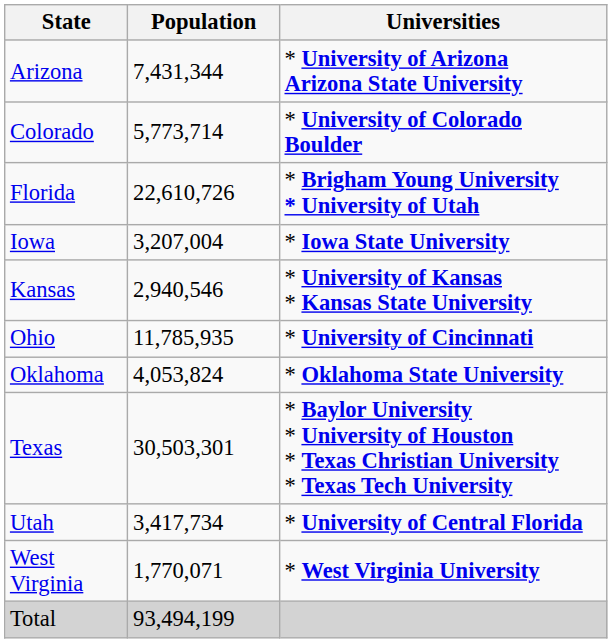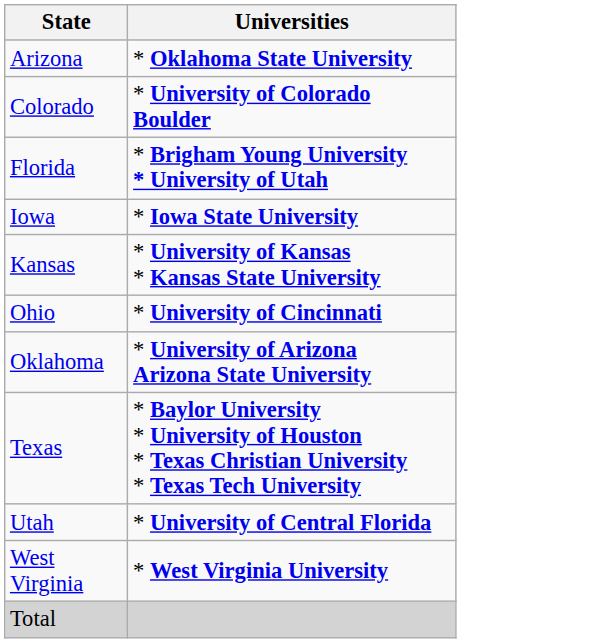- column: (204, 22)
(404, 70) * University of Arizona Arizona State University -> (273, 58) * Oklahoma State University
(424, 374) * Oklahoma State University -> (252, 361) * University of Arizona Arizona State University
